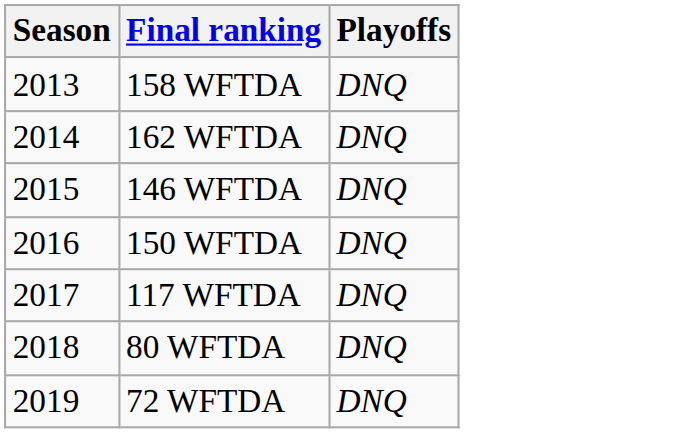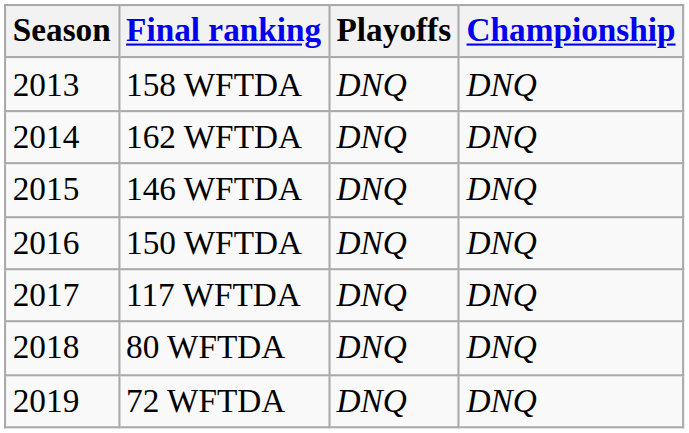+ column: (571, 30)
